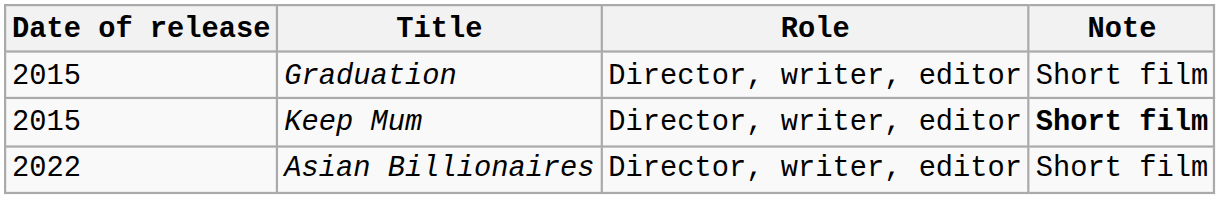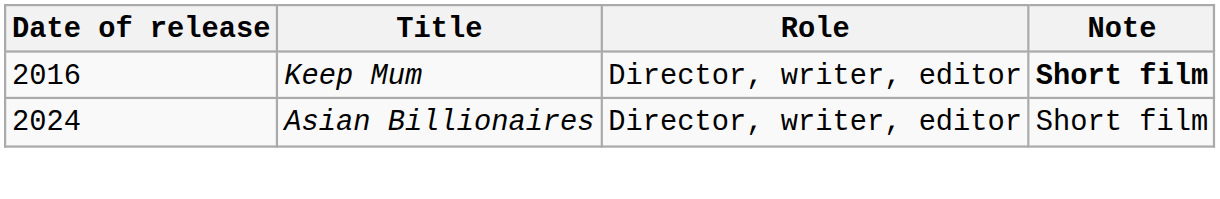- row: (370, 75)
(46, 122) 2015 -> (46, 75) 2016
(46, 169) 2022 -> (46, 122) 2024
